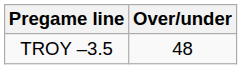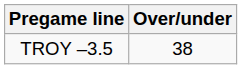(182, 48) 48 -> (182, 48) 38
